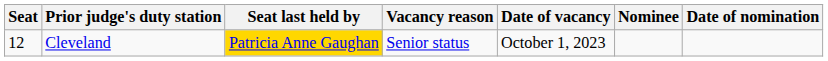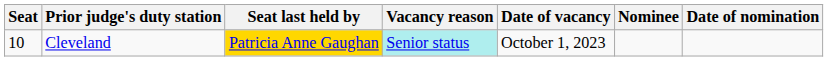(16, 42) 12 -> (16, 42) 10
(428, 42) no background -> (428, 42) paleturquoise background
